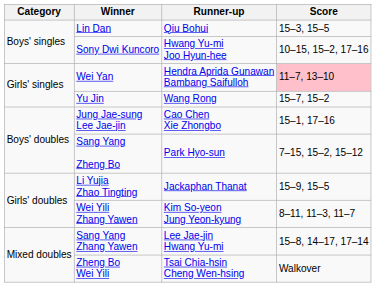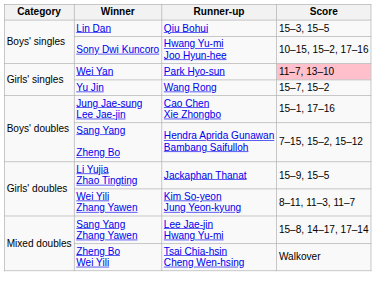(219, 77) Hendra Aprida Gunawan Bambang Saifulloh -> (194, 71) Park Hyo-sun
(194, 153) Park Hyo-sun -> (219, 142) Hendra Aprida Gunawan Bambang Saifulloh
